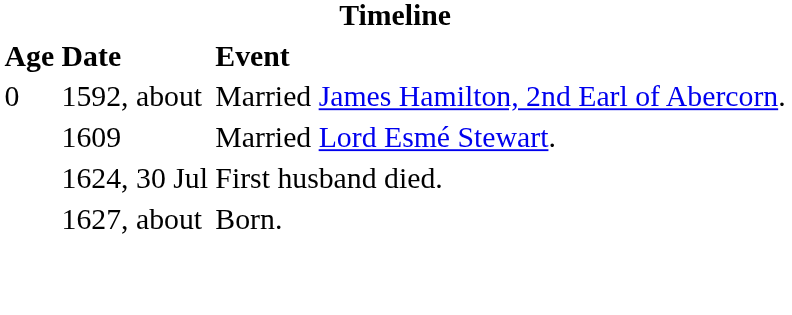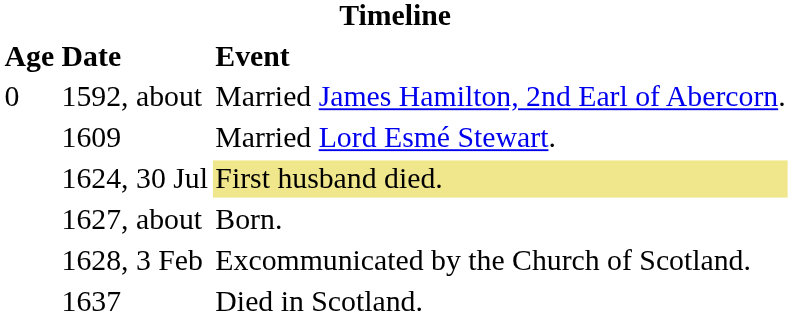(329, 178) no background -> (329, 178) khaki background
+ row: (132, 260)
+ row: (91, 301)
